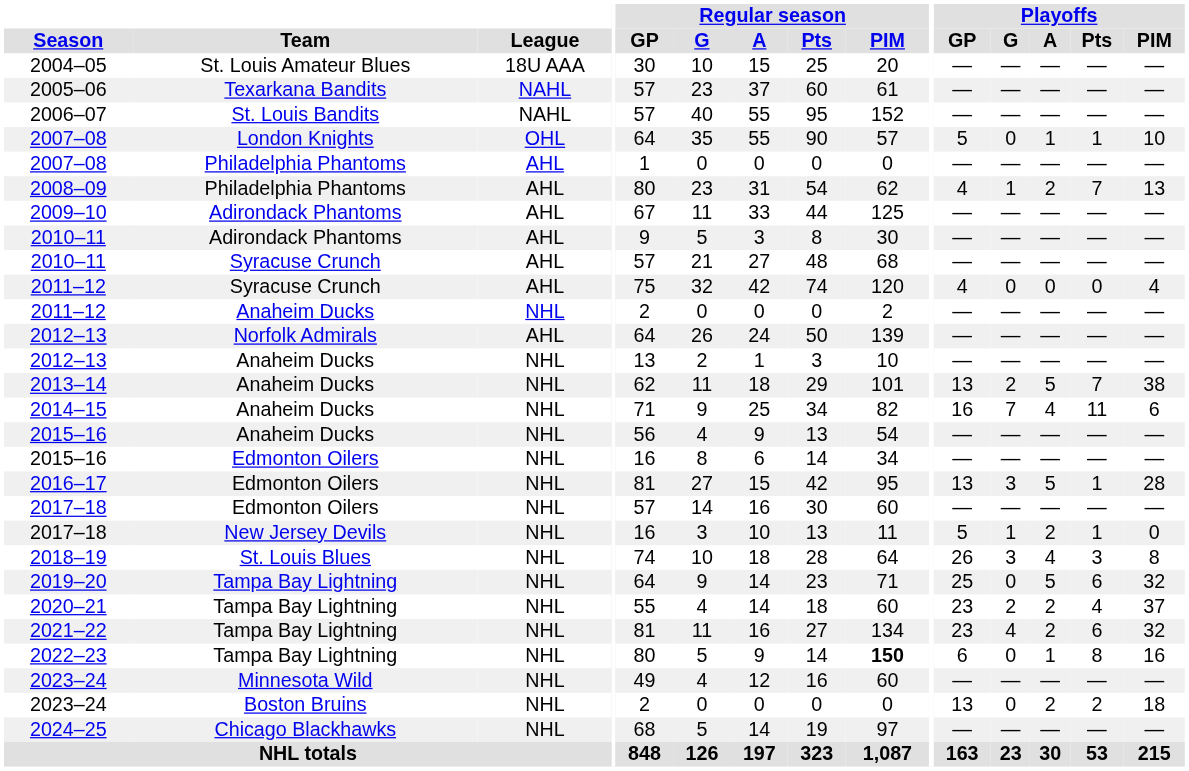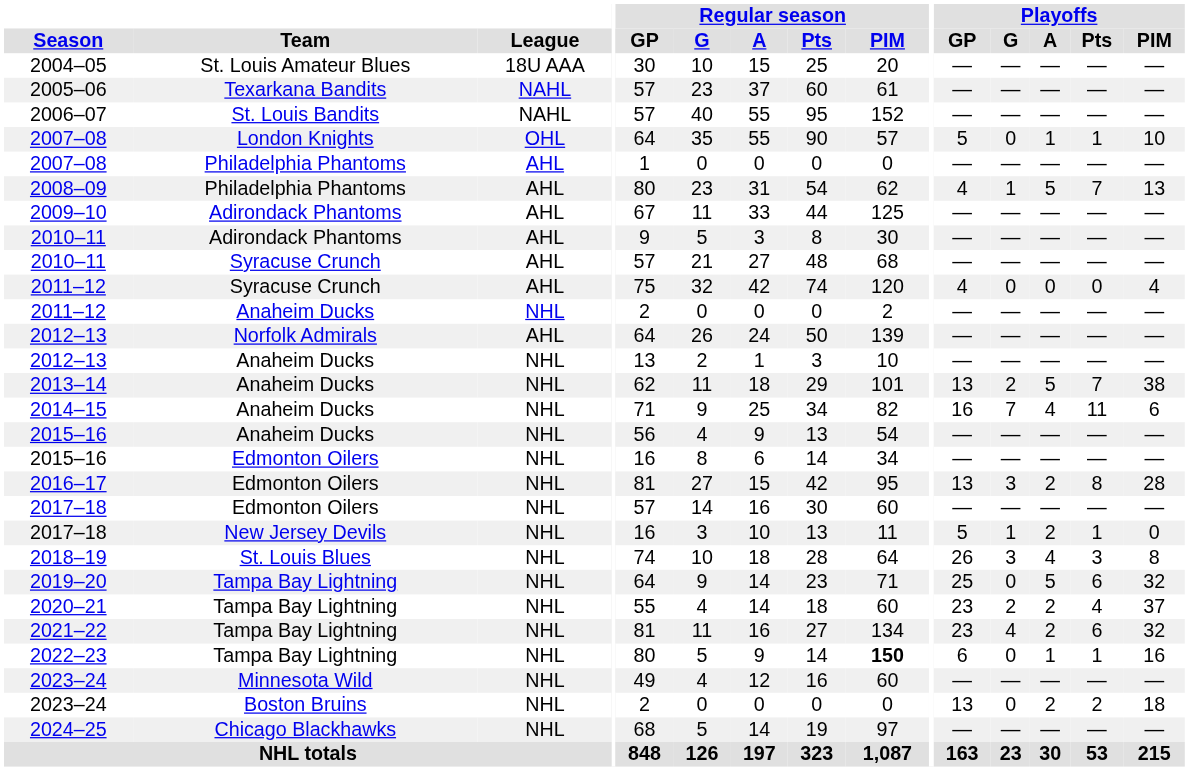(1050, 188) 2 -> (1050, 188) 5
(1050, 483) 5 -> (1050, 483) 2
(1097, 483) 1 -> (1097, 483) 8
(1097, 655) 8 -> (1097, 655) 1
